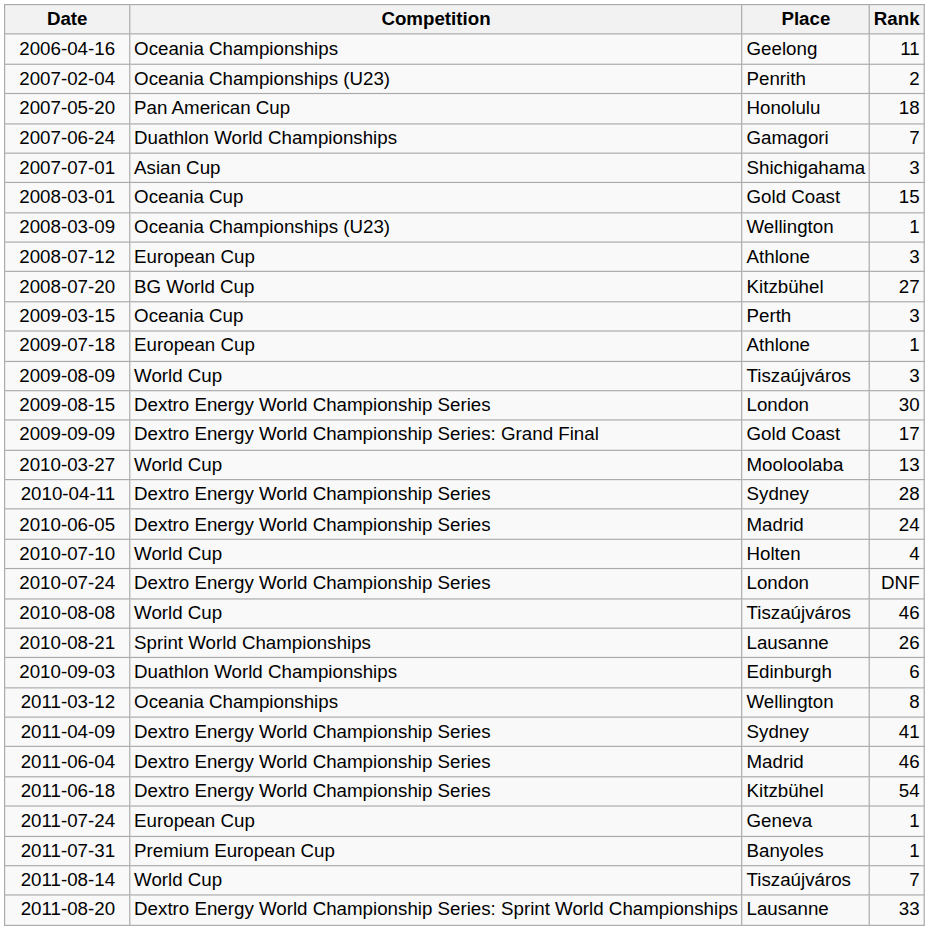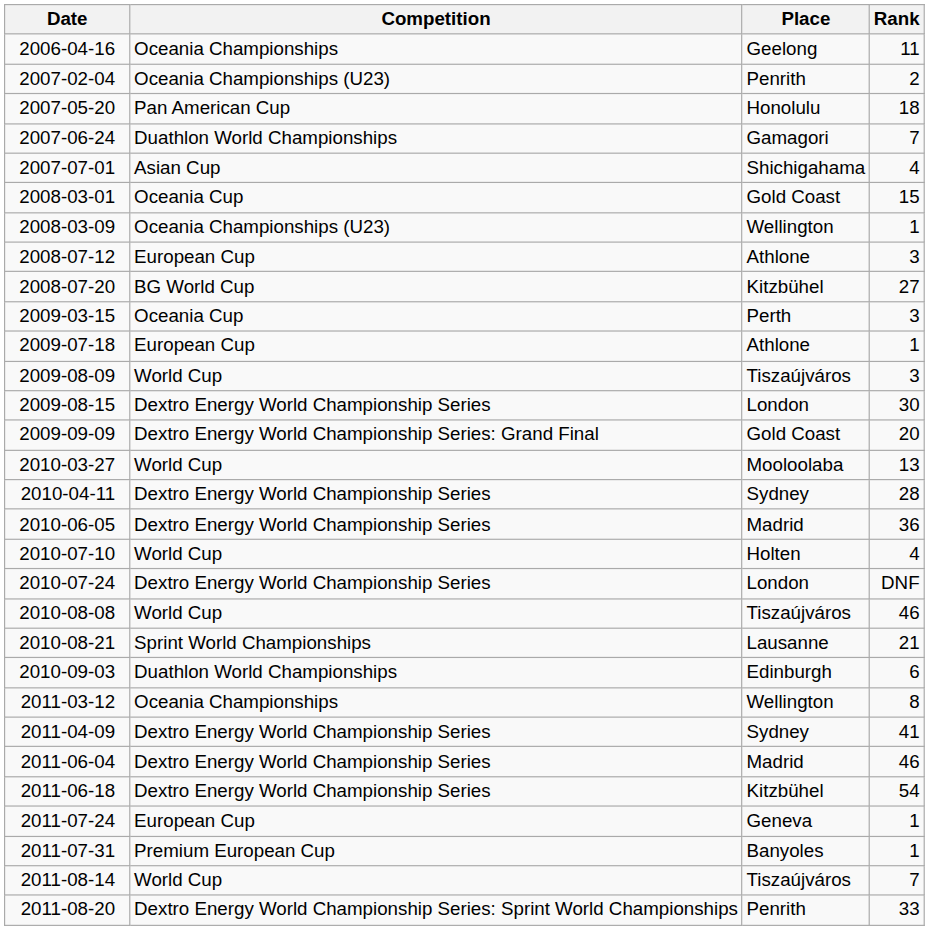(914, 167) 3 -> (914, 167) 4
(909, 434) 17 -> (909, 434) 20
(909, 524) 24 -> (909, 524) 36
(909, 642) 26 -> (909, 642) 21
(788, 910) Lausanne -> (776, 910) Penrith
